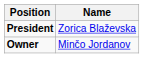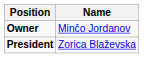rows swapped: (23, 45) <-> (30, 28)
